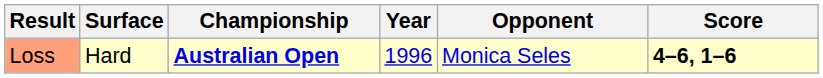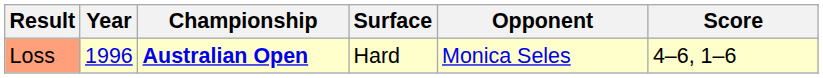columns swapped: (408, 21) <-> (124, 21)
(695, 55) bold -> (695, 55) normal
